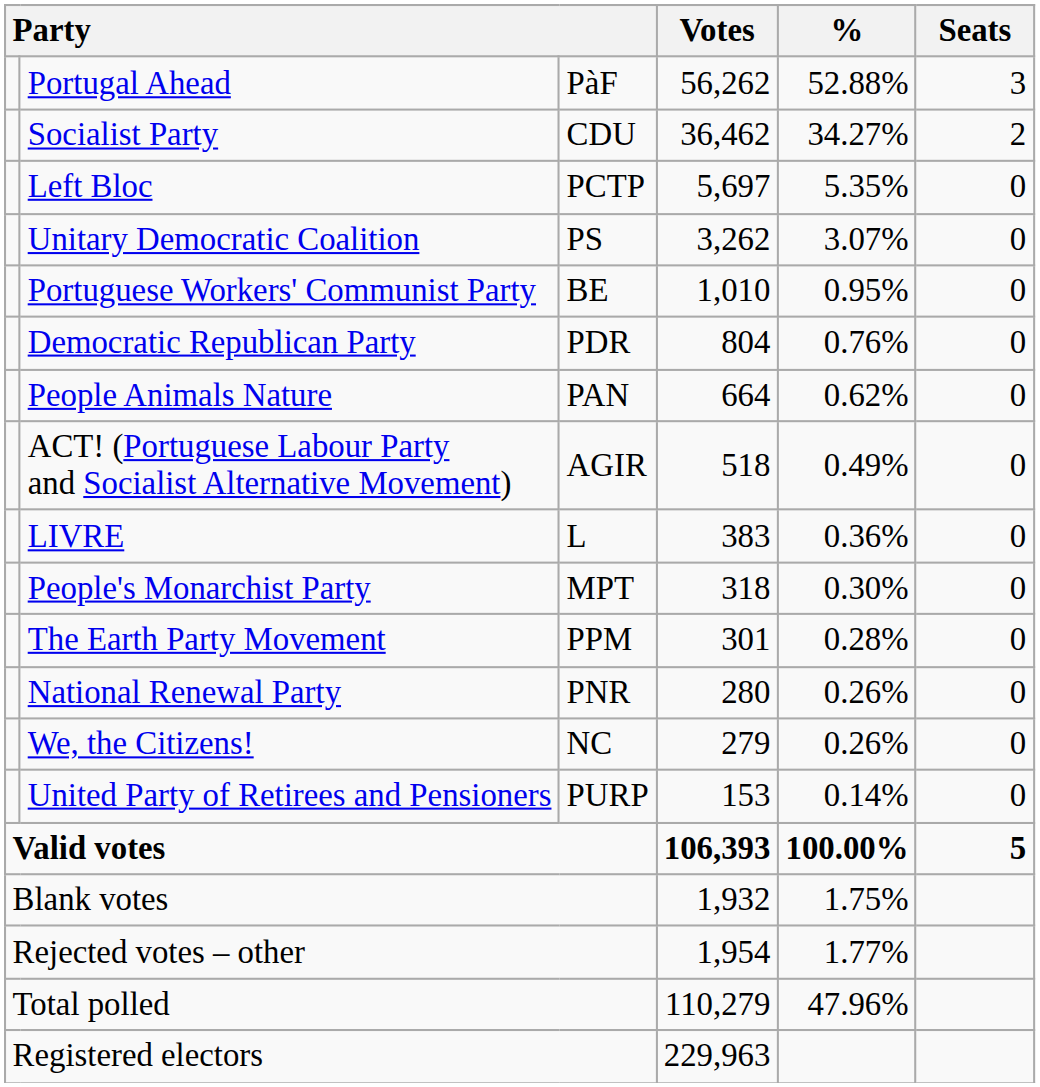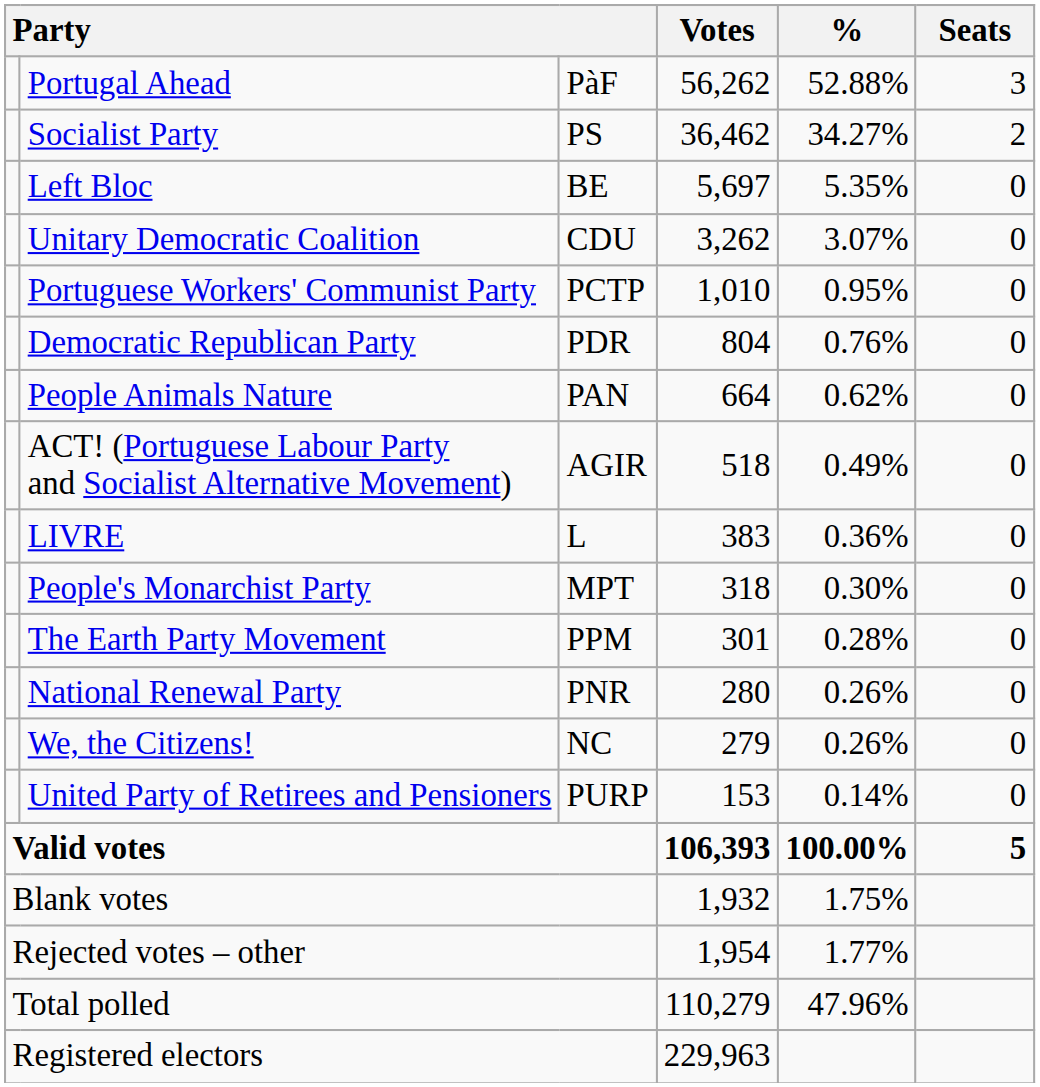(601, 134) CDU -> (585, 134) PS
(606, 186) PCTP -> (588, 186) BE
(585, 238) PS -> (601, 238) CDU
(588, 290) BE -> (606, 290) PCTP
